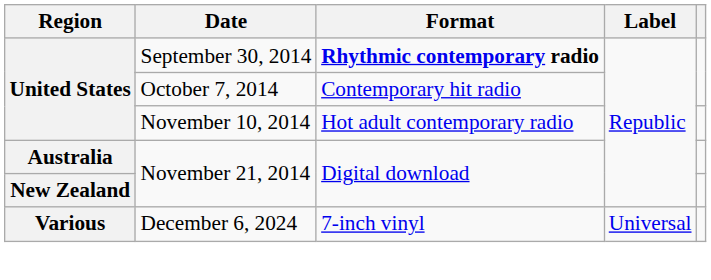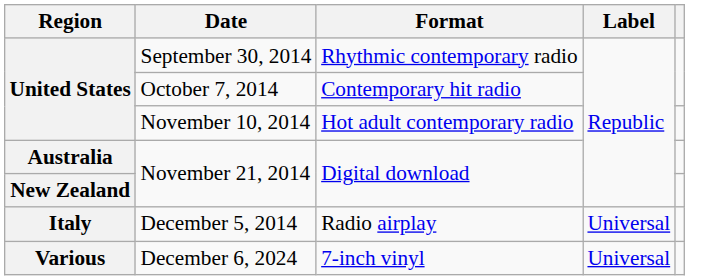(460, 55) bold -> (449, 55) normal
+ row: (70, 223)
